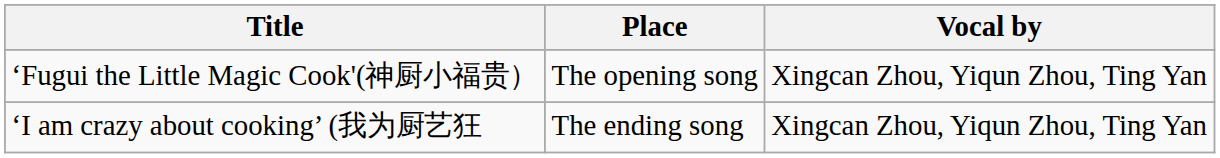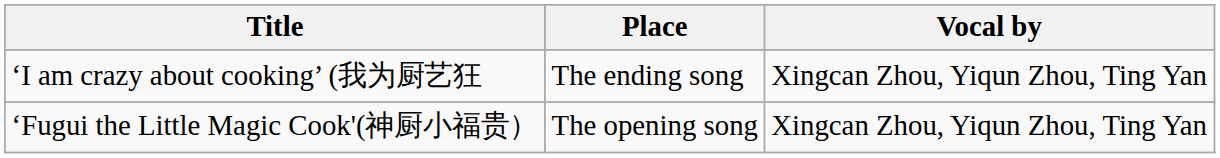rows swapped: (275, 74) <-> (247, 125)
